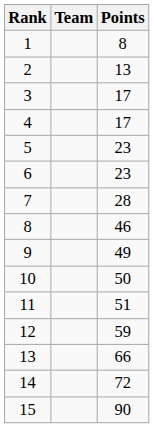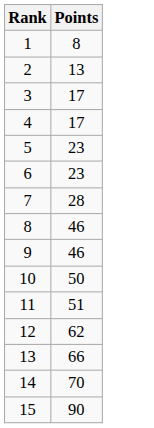- column: (74, 17)
(123, 252) 49 -> (76, 252) 46
(123, 331) 59 -> (76, 331) 62
(123, 383) 72 -> (76, 383) 70
